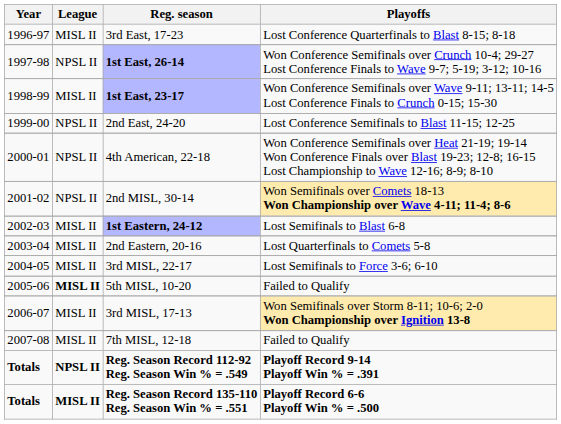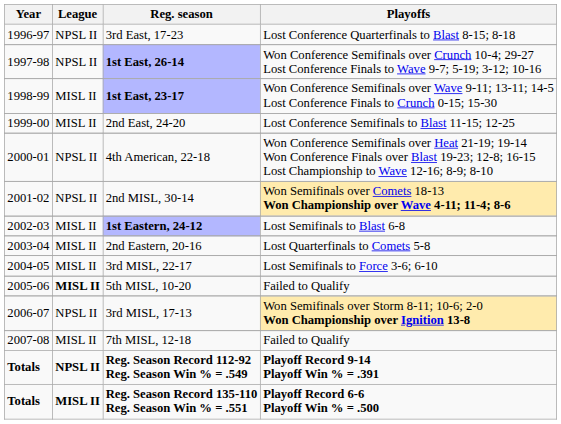(76, 34) MISL II -> (76, 34) NPSL II
(76, 123) NPSL II -> (76, 123) MISL II
(76, 313) MISL II -> (76, 313) NPSL II
